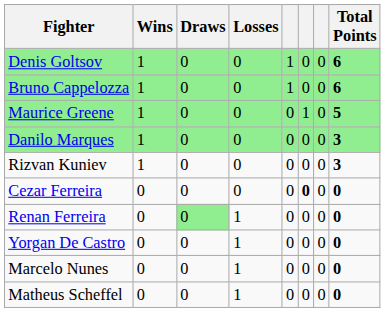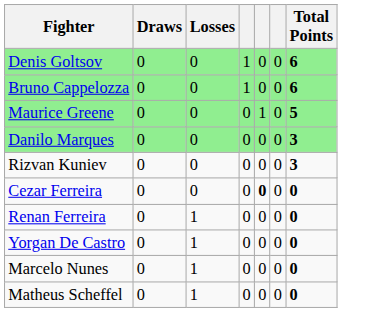- column: (155, 26)
(184, 216) lightgreen background -> (141, 216) no background
